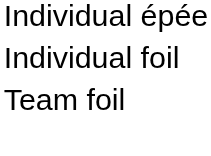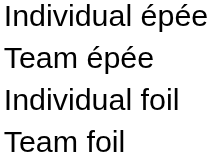+ row: (79, 58)
